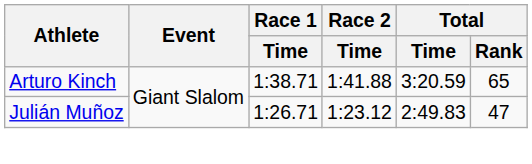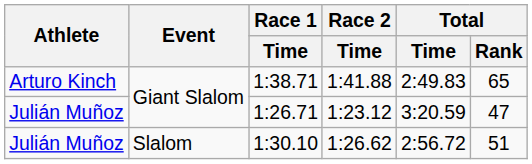(433, 82) 3:20.59 -> (433, 82) 2:49.83
(433, 113) 2:49.83 -> (433, 113) 3:20.59
+ row: (286, 143)
